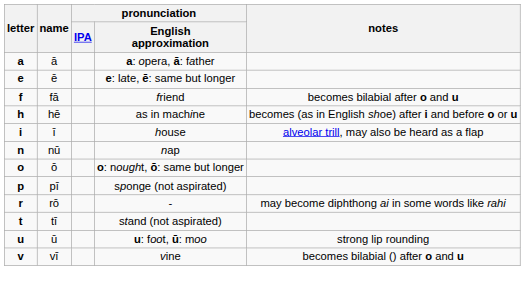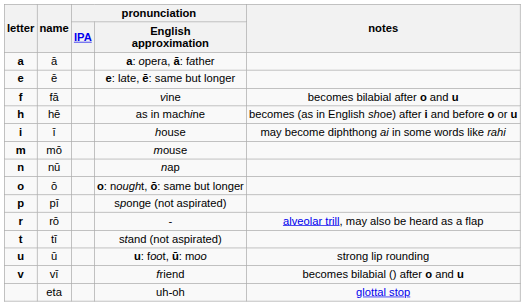(170, 97) friend -> (170, 97) vine
(383, 132) alveolar trill, may also be heard as a flap -> (383, 132) may become diphthong ai in some words like rahi
+ row: (54, 150)
(383, 203) may become diphthong ai in some words like rahi -> (383, 221) alveolar trill, may also be heard as a flap
(170, 256) vine -> (170, 274) friend
+ row: (54, 292)
